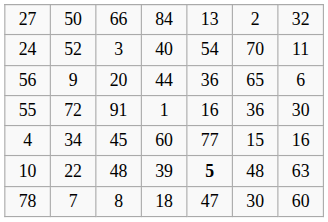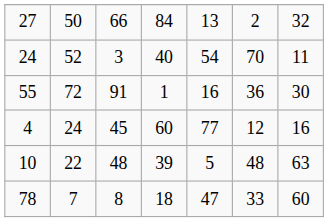- row: (28, 80)
(73, 140) 34 -> (73, 128) 24
(255, 140) 15 -> (255, 128) 12
(210, 171) bold -> (210, 163) normal
(255, 201) 30 -> (255, 198) 33
